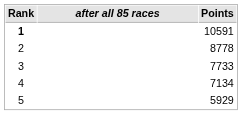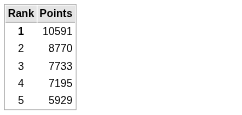- column: (118, 14)
(222, 49) 8778 -> (60, 49) 8770
(222, 83) 7134 -> (60, 83) 7195
